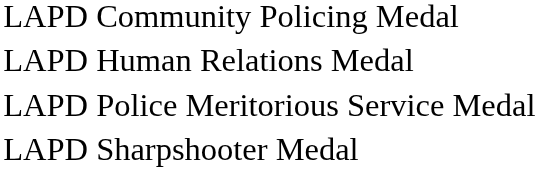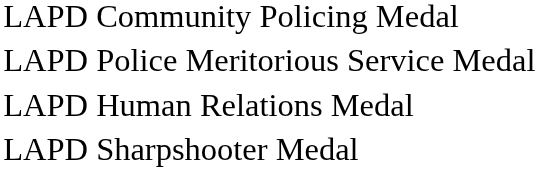rows swapped: (208, 60) <-> (269, 105)
